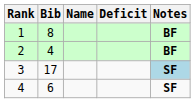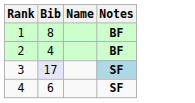- column: (123, 14)
(50, 70) no background -> (50, 70) lavender background
